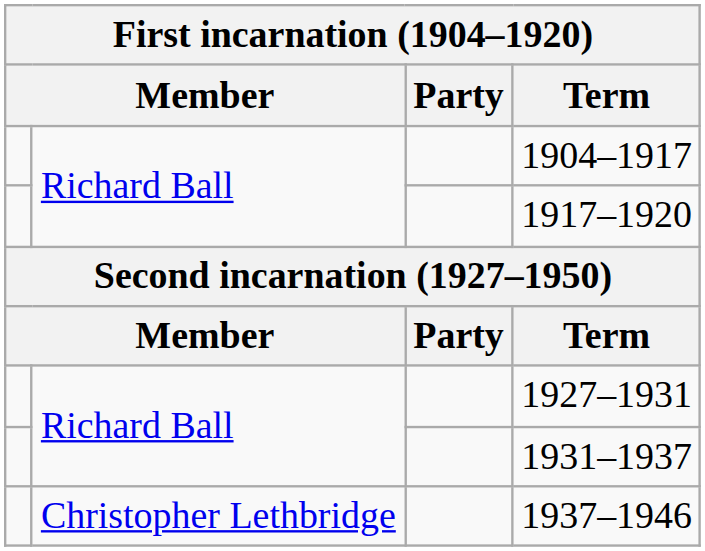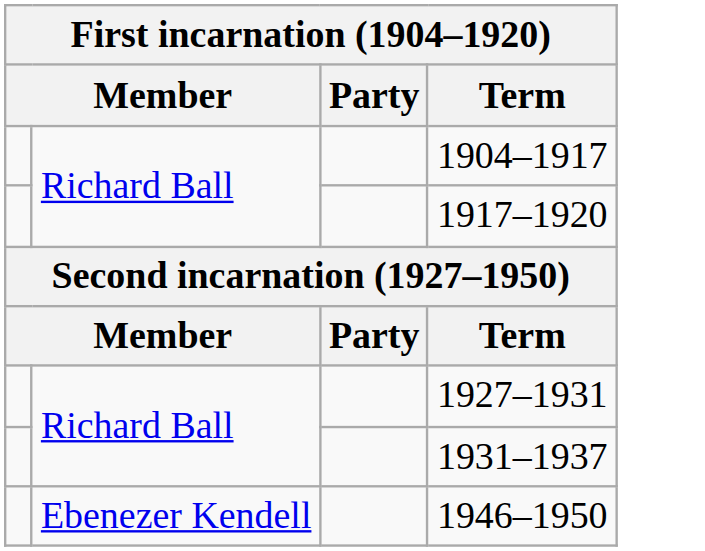- row: (607, 515)
+ row: (522, 515)
